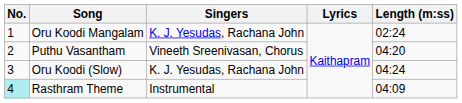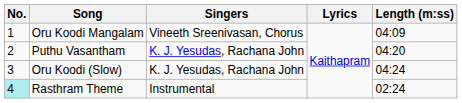(227, 33) K. J. Yesudas, Rachana John -> (226, 33) Vineeth Sreenivasan, Chorus
(390, 33) 02:24 -> (390, 33) 04:09
(226, 51) Vineeth Sreenivasan, Chorus -> (227, 51) K. J. Yesudas, Rachana John
(390, 89) 04:09 -> (390, 89) 02:24
